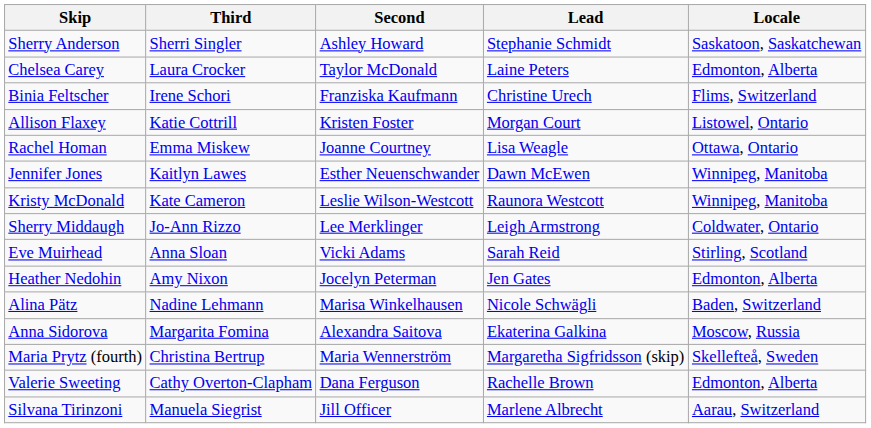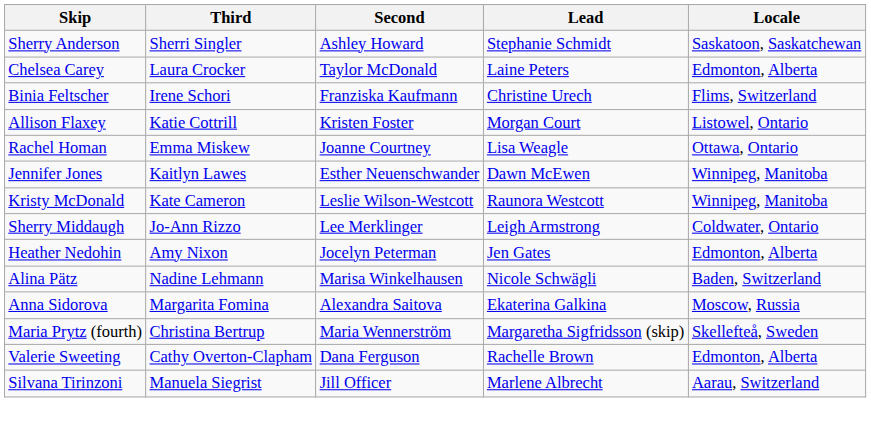- row: (55, 252)
